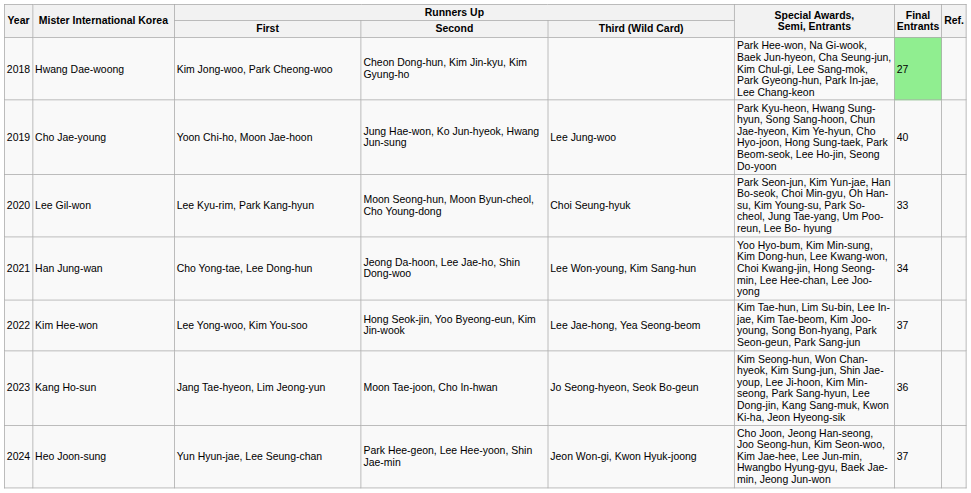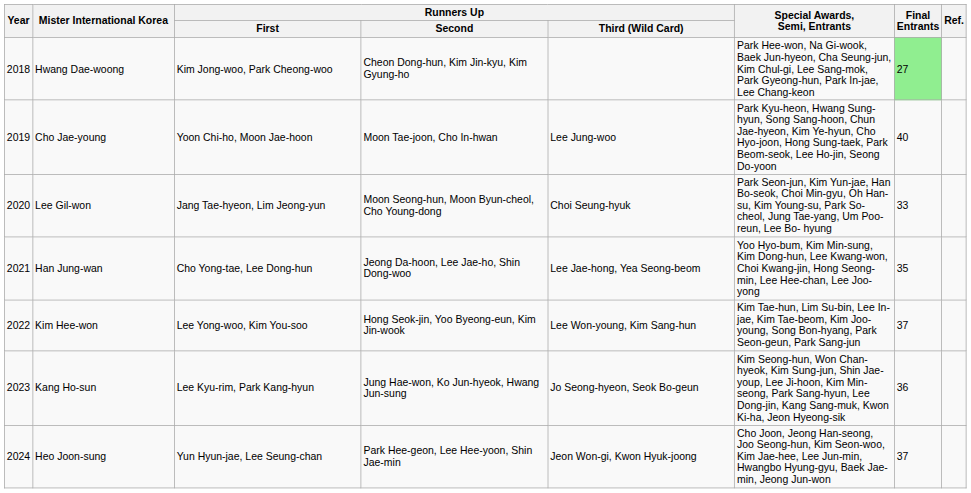(451, 137) Jung Hae-won, Ko Jun-hyeok, Hwang Jun-sung -> (431, 137) Moon Tae-joon, Cho In-hwan
(245, 205) Lee Kyu-rim, Park Kang-hyun -> (251, 205) Jang Tae-hyeon, Lim Jeong-yun
(623, 268) Lee Won-young, Kim Sang-hun -> (625, 268) Lee Jae-hong, Yea Seong-beom
(903, 268) 34 -> (903, 268) 35
(625, 325) Lee Jae-hong, Yea Seong-beom -> (623, 325) Lee Won-young, Kim Sang-hun
(251, 388) Jang Tae-hyeon, Lim Jeong-yun -> (245, 388) Lee Kyu-rim, Park Kang-hyun
(431, 388) Moon Tae-joon, Cho In-hwan -> (451, 388) Jung Hae-won, Ko Jun-hyeok, Hwang Jun-sung
